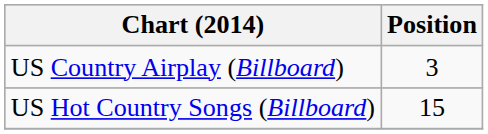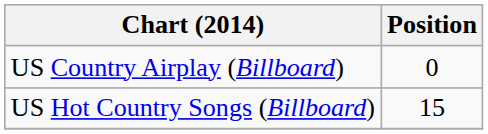(432, 66) 3 -> (432, 66) 0
